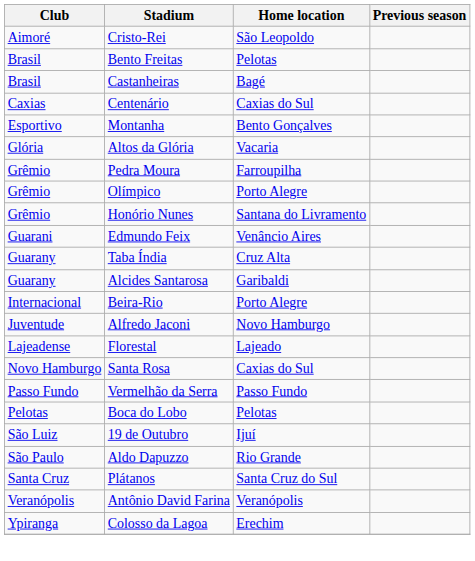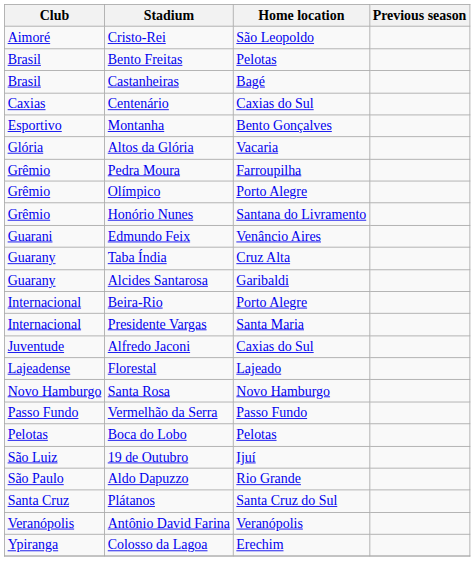+ row: (157, 324)
(283, 324) Novo Hamburgo -> (275, 346) Caxias do Sul
(275, 368) Caxias do Sul -> (283, 390) Novo Hamburgo
